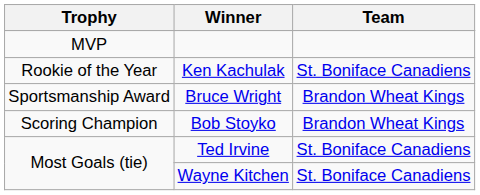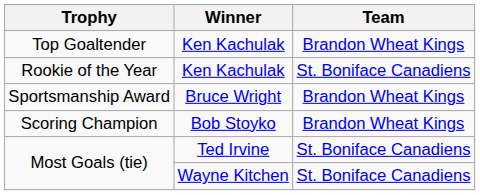- row: (89, 44)
+ row: (89, 44)
